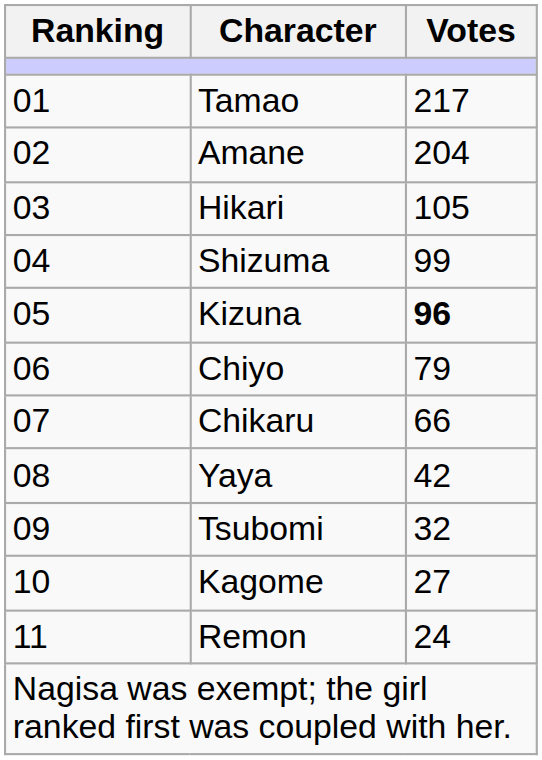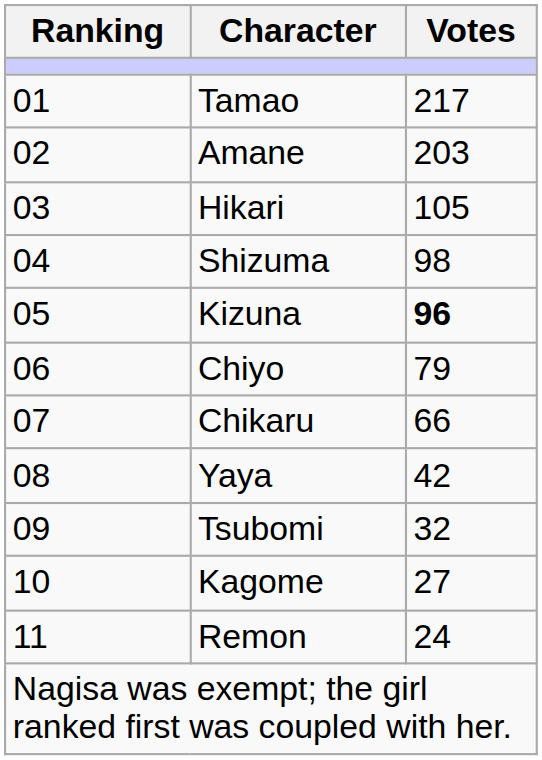(442, 153) 204 -> (442, 153) 203
(432, 260) 99 -> (432, 260) 98
